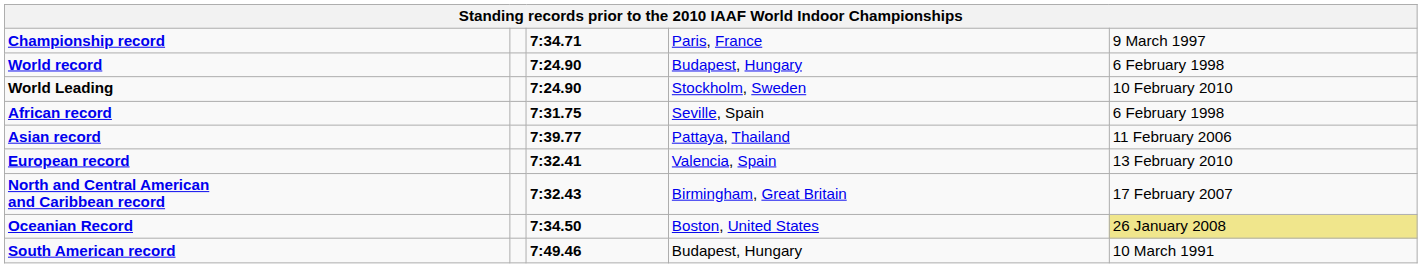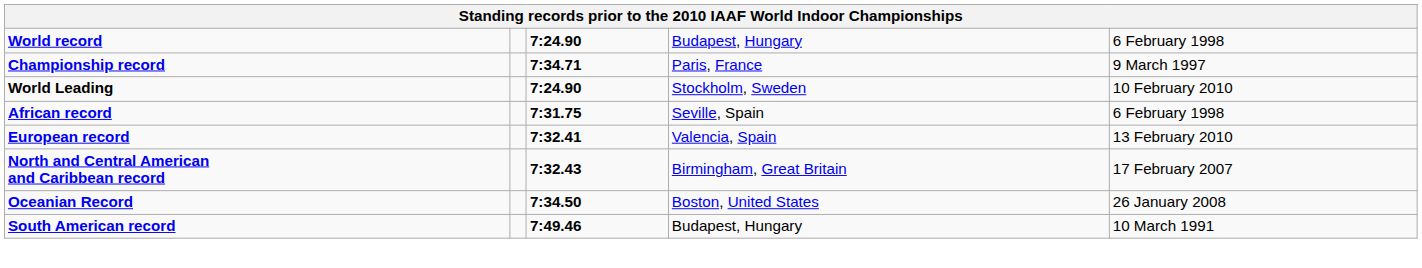rows swapped: (55, 64) <-> (87, 40)
- row: (54, 137)
(1169, 226) khaki background -> (1169, 202) no background
